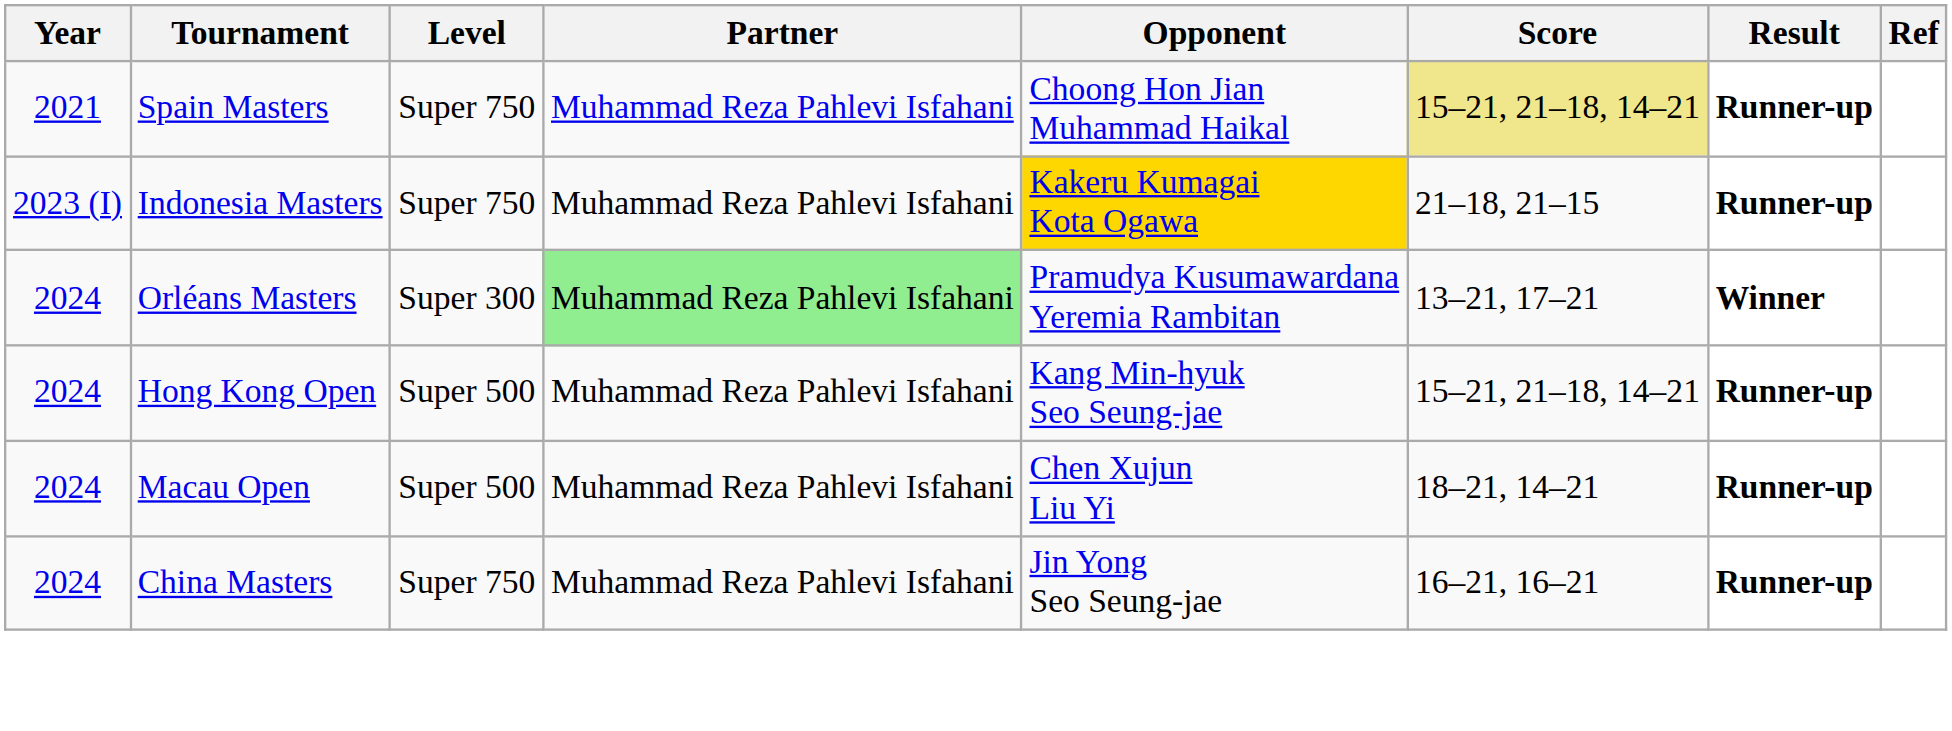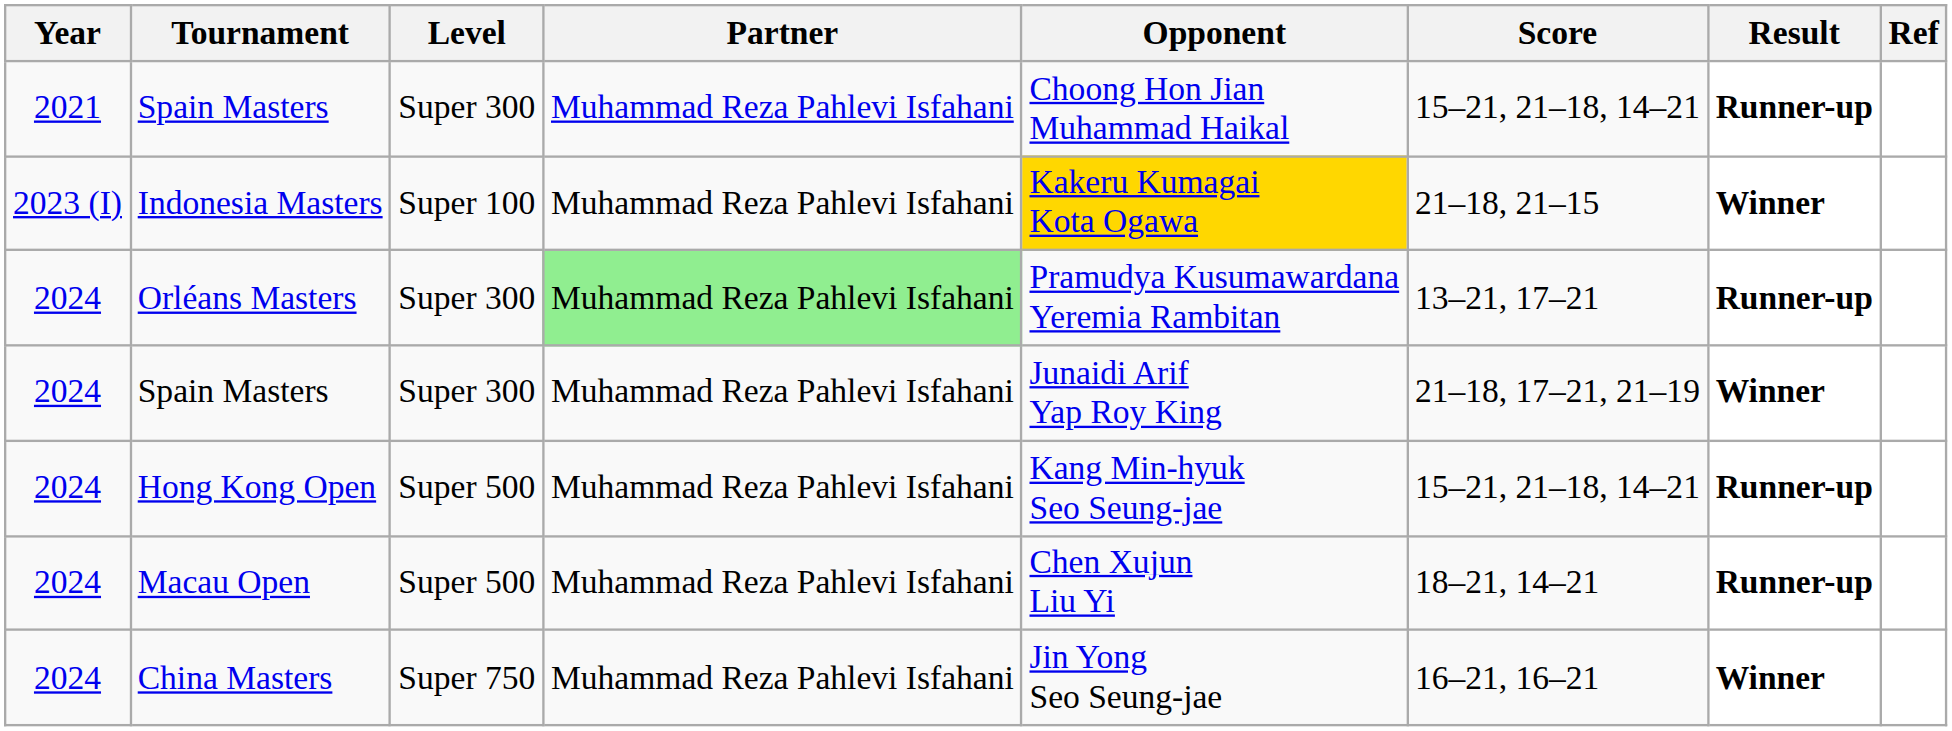(467, 107) Super 750 -> (467, 107) Super 300
(1557, 107) khaki background -> (1557, 107) no background
(467, 202) Super 750 -> (467, 202) Super 100
(1794, 202) Runner-up -> (1770, 202) Winner
(1770, 297) Winner -> (1794, 297) Runner-up
+ row: (67, 392)
(1794, 582) Runner-up -> (1770, 677) Winner
